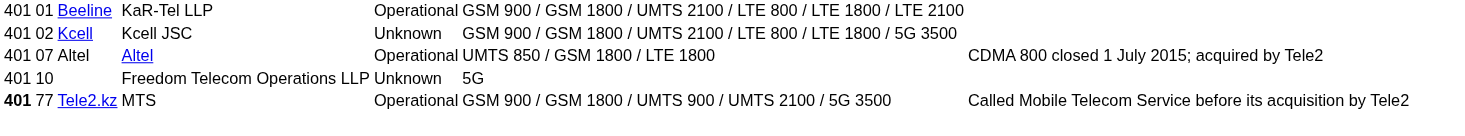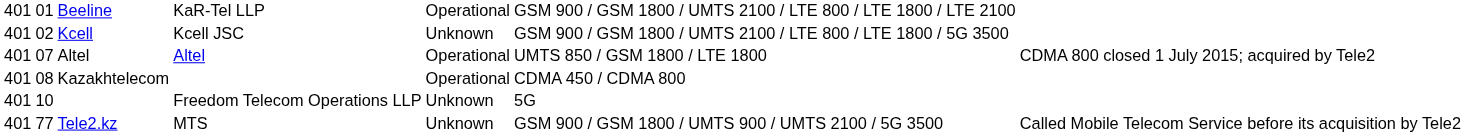+ row: (113, 78)
(18, 100) bold -> (18, 123) normal
(416, 100) Operational -> (460, 123) Unknown
